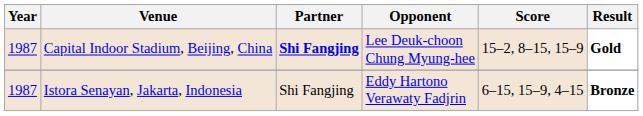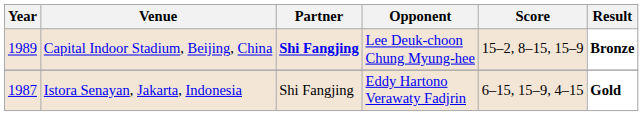(22, 49) 1987 -> (22, 49) 1989
(606, 49) Gold -> (612, 49) Bronze
(612, 90) Bronze -> (606, 90) Gold
